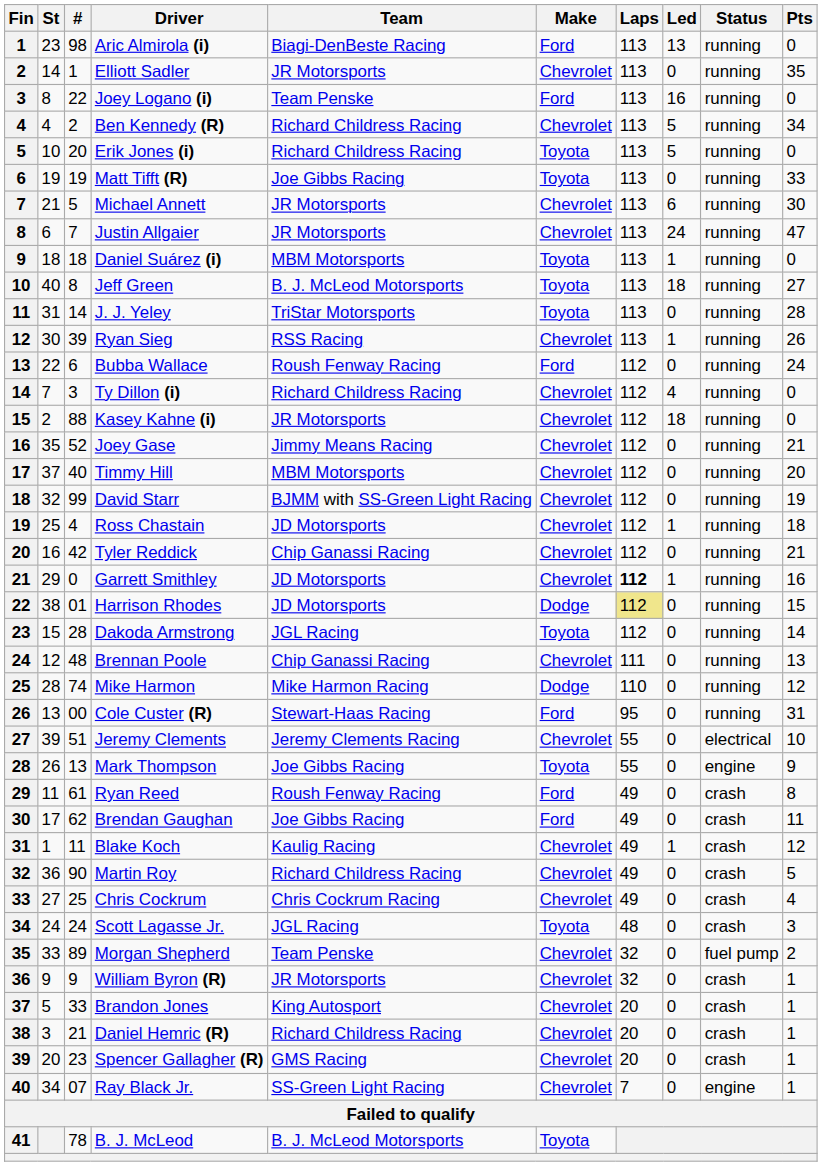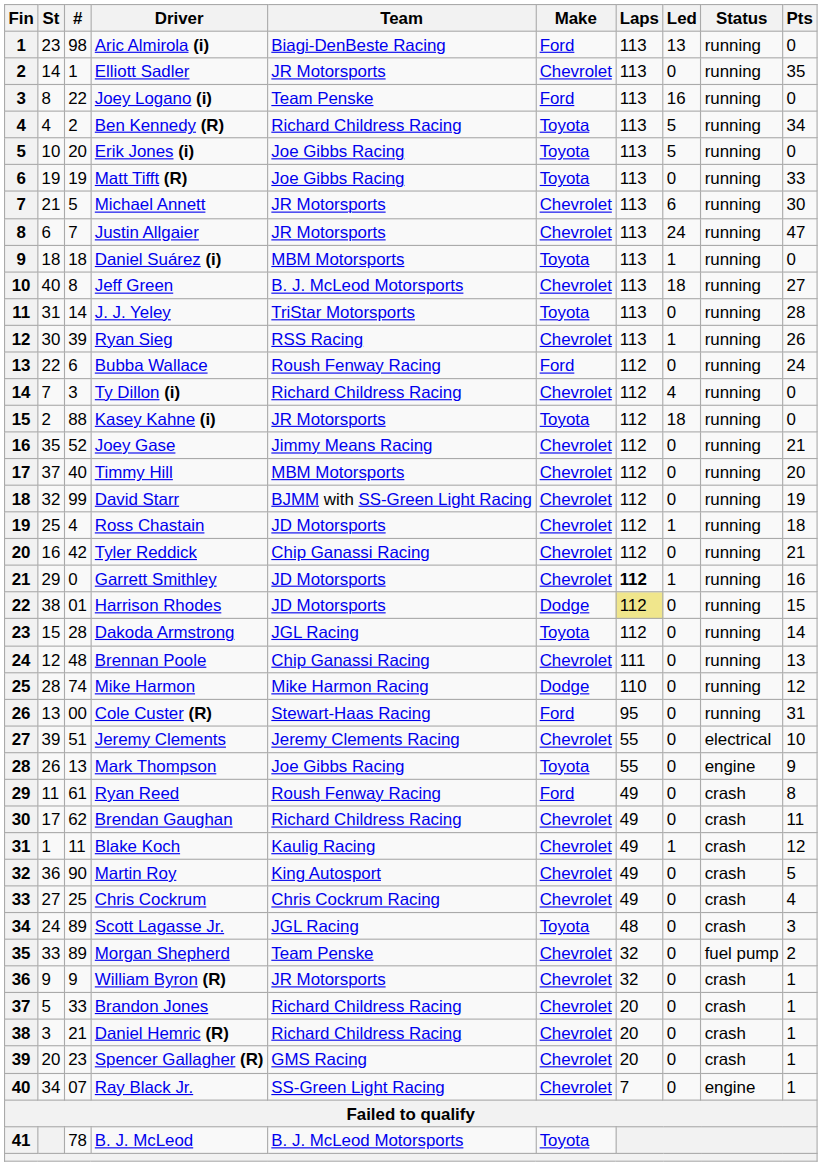(576, 125) Chevrolet -> (564, 125) Toyota
(366, 152) Richard Childress Racing -> (338, 152) Joe Gibbs Racing
(564, 285) Toyota -> (576, 285) Chevrolet
(576, 419) Chevrolet -> (564, 419) Toyota
(338, 819) Joe Gibbs Racing -> (366, 819) Richard Childress Racing
(557, 819) Ford -> (576, 819) Chevrolet
(366, 873) Richard Childress Racing -> (326, 873) King Autosport
(78, 926) 24 -> (78, 926) 89
(326, 1006) King Autosport -> (366, 1006) Richard Childress Racing
